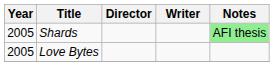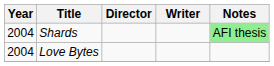(20, 33) 2005 -> (20, 33) 2004
(20, 52) 2005 -> (20, 52) 2004
